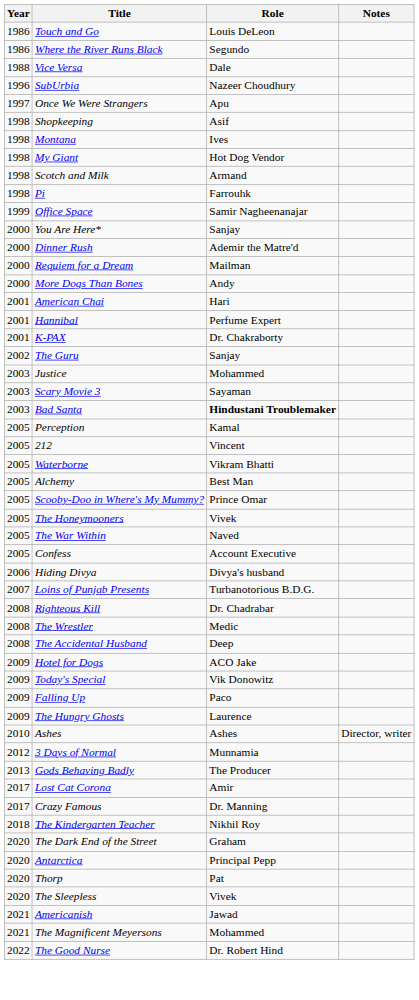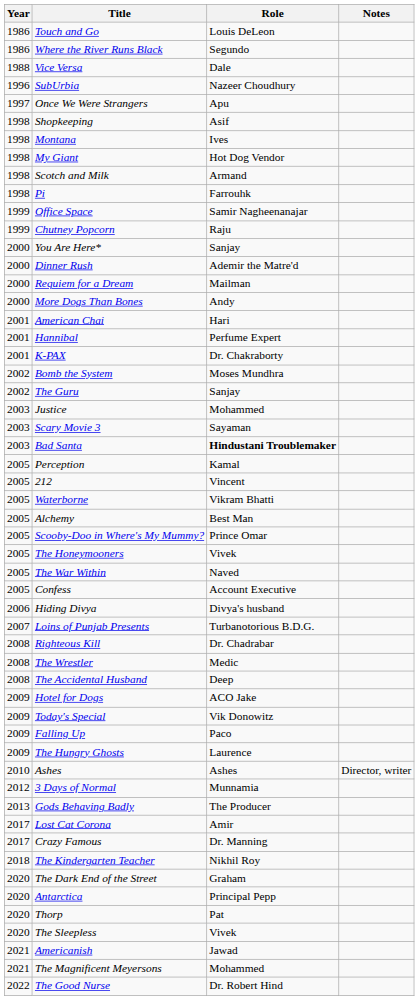+ row: (75, 229)
+ row: (74, 373)
